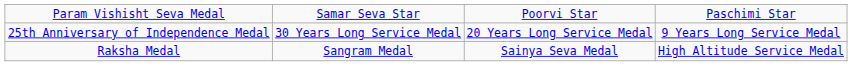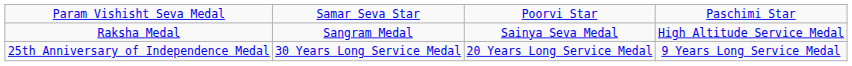rows swapped: (139, 51) <-> (139, 32)
